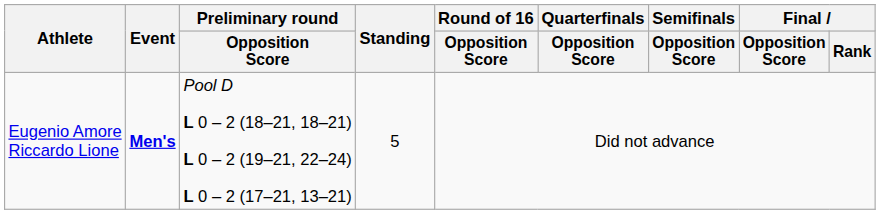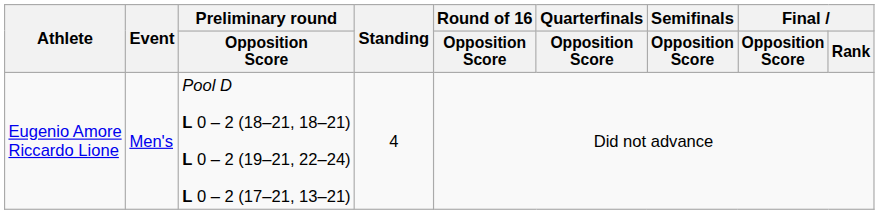(153, 141) bold -> (151, 141) normal
(395, 141) 5 -> (394, 141) 4
